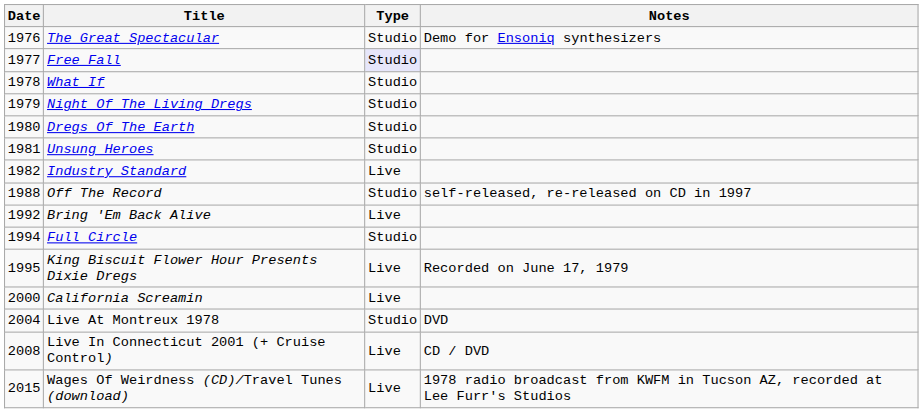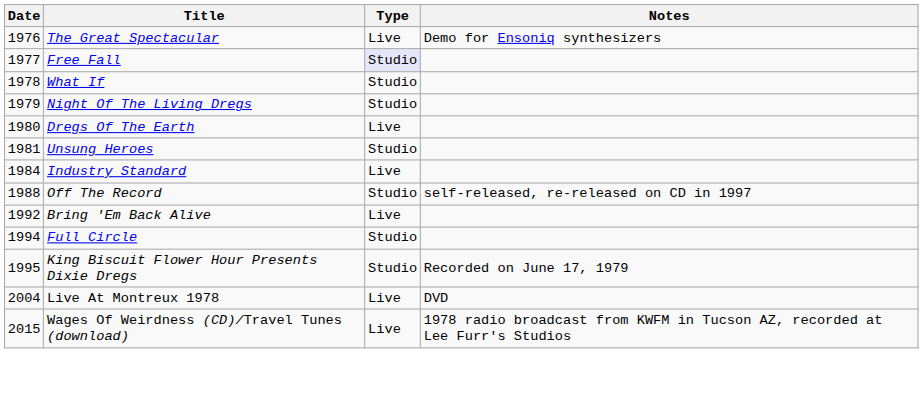(393, 38) Studio -> (384, 38) Live
(393, 127) Studio -> (384, 127) Live
(24, 171) 1982 -> (24, 171) 1984
(384, 268) Live -> (393, 268) Studio
- row: (125, 298)
(393, 321) Studio -> (384, 298) Live
- row: (186, 351)
